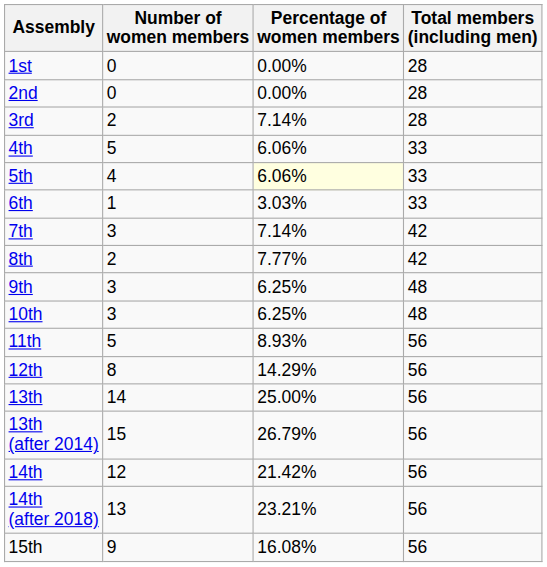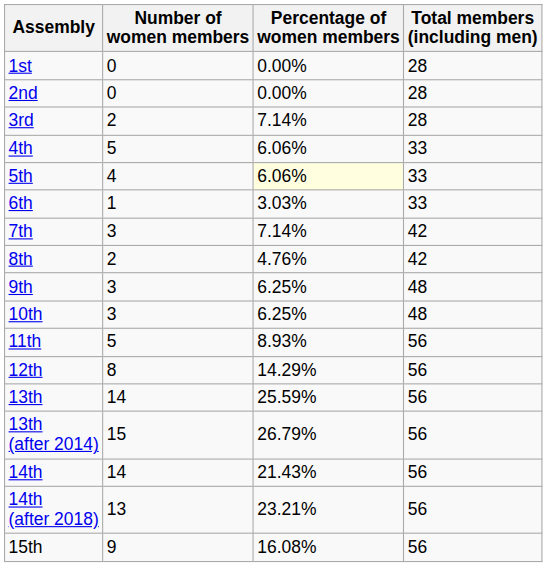(282, 259) 7.77% -> (282, 259) 4.76%
(287, 397) 25.00% -> (287, 397) 25.59%
(116, 472) 12 -> (116, 472) 14
(287, 472) 21.42% -> (287, 472) 21.43%
